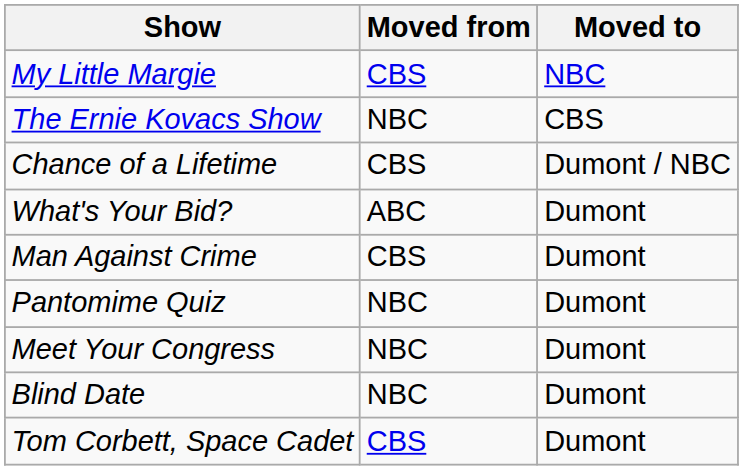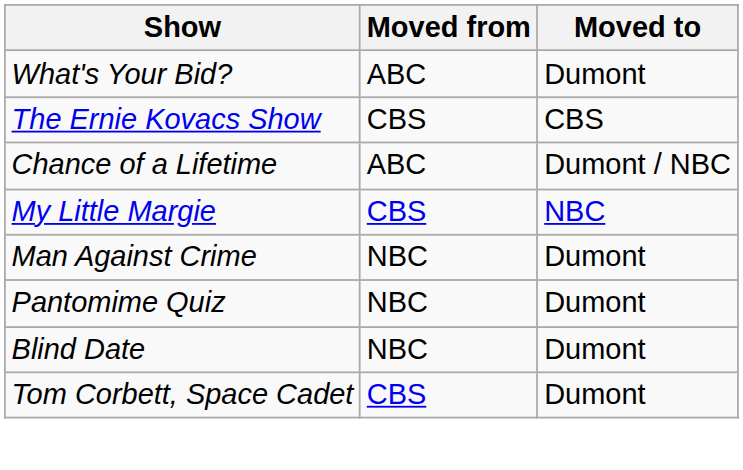rows swapped: (114, 73) <-> (122, 211)
(397, 119) NBC -> (397, 119) CBS
(397, 165) CBS -> (397, 165) ABC
(397, 257) CBS -> (397, 257) NBC
- row: (143, 348)
